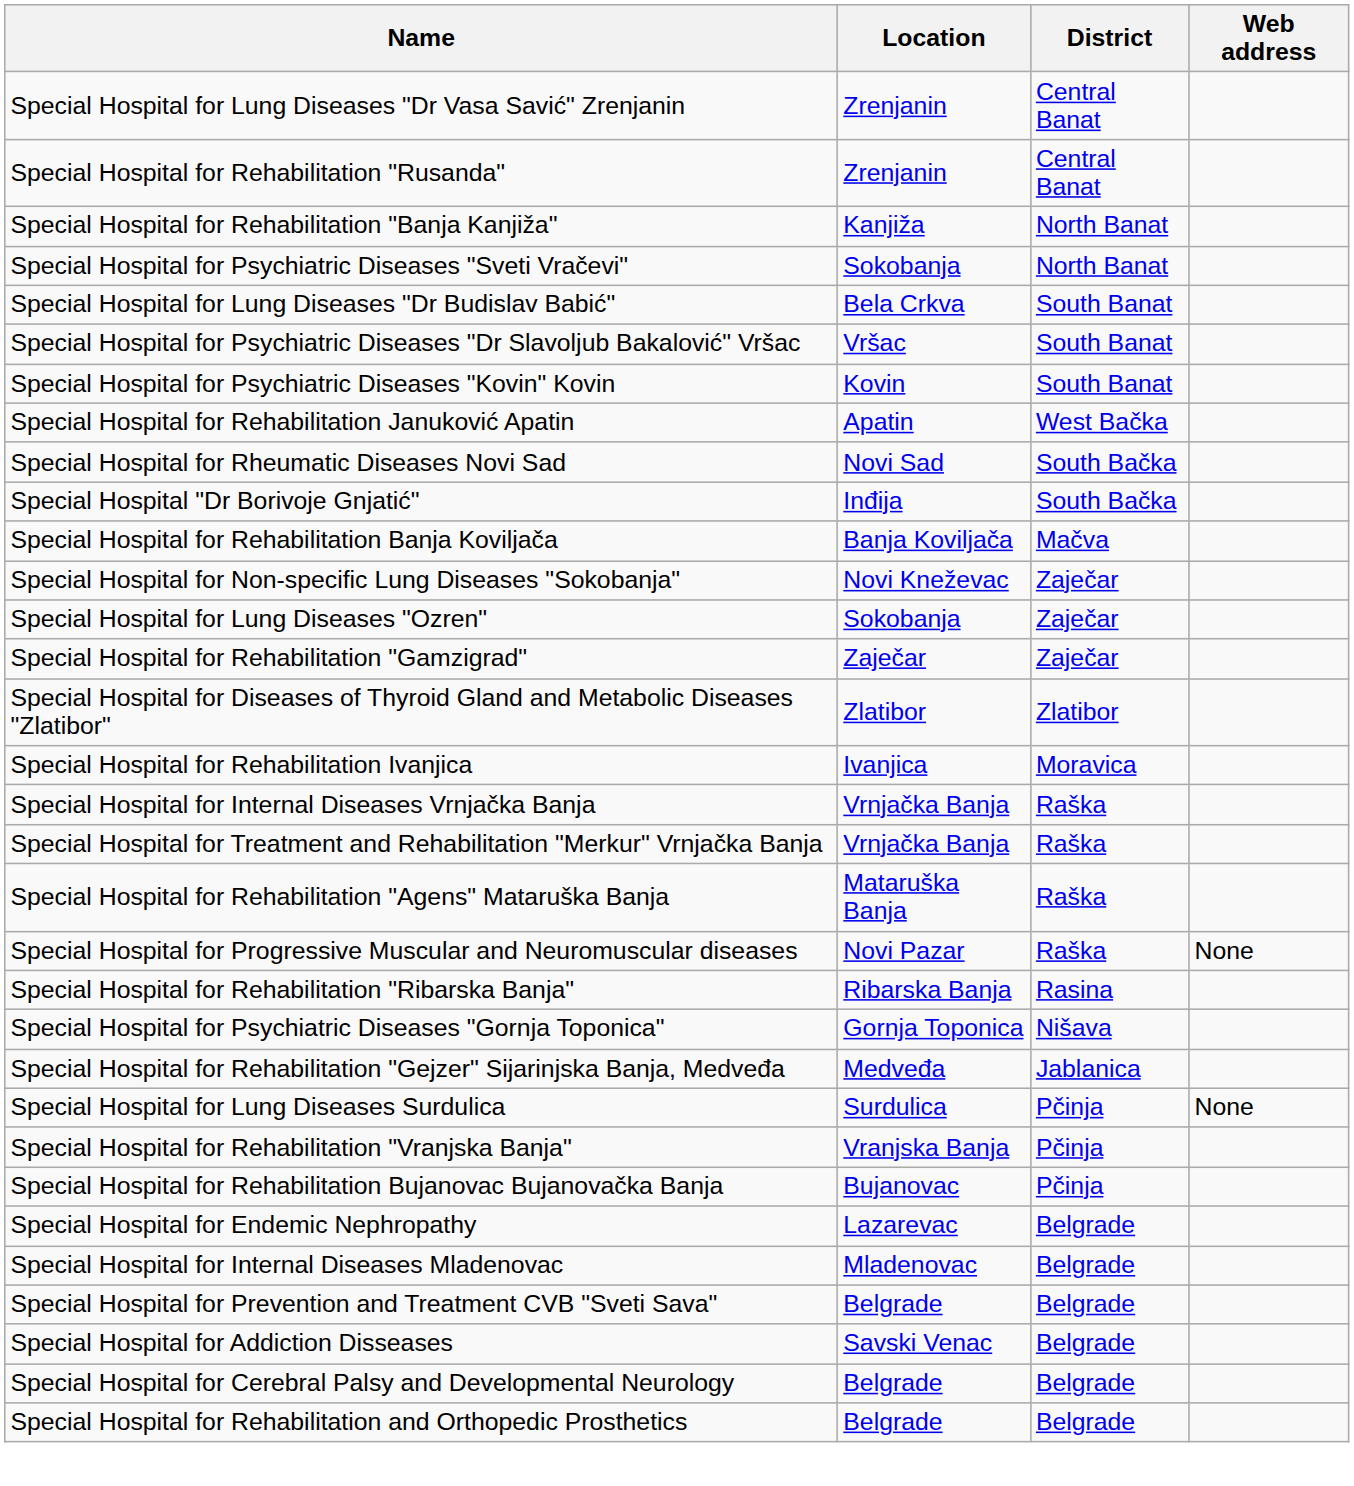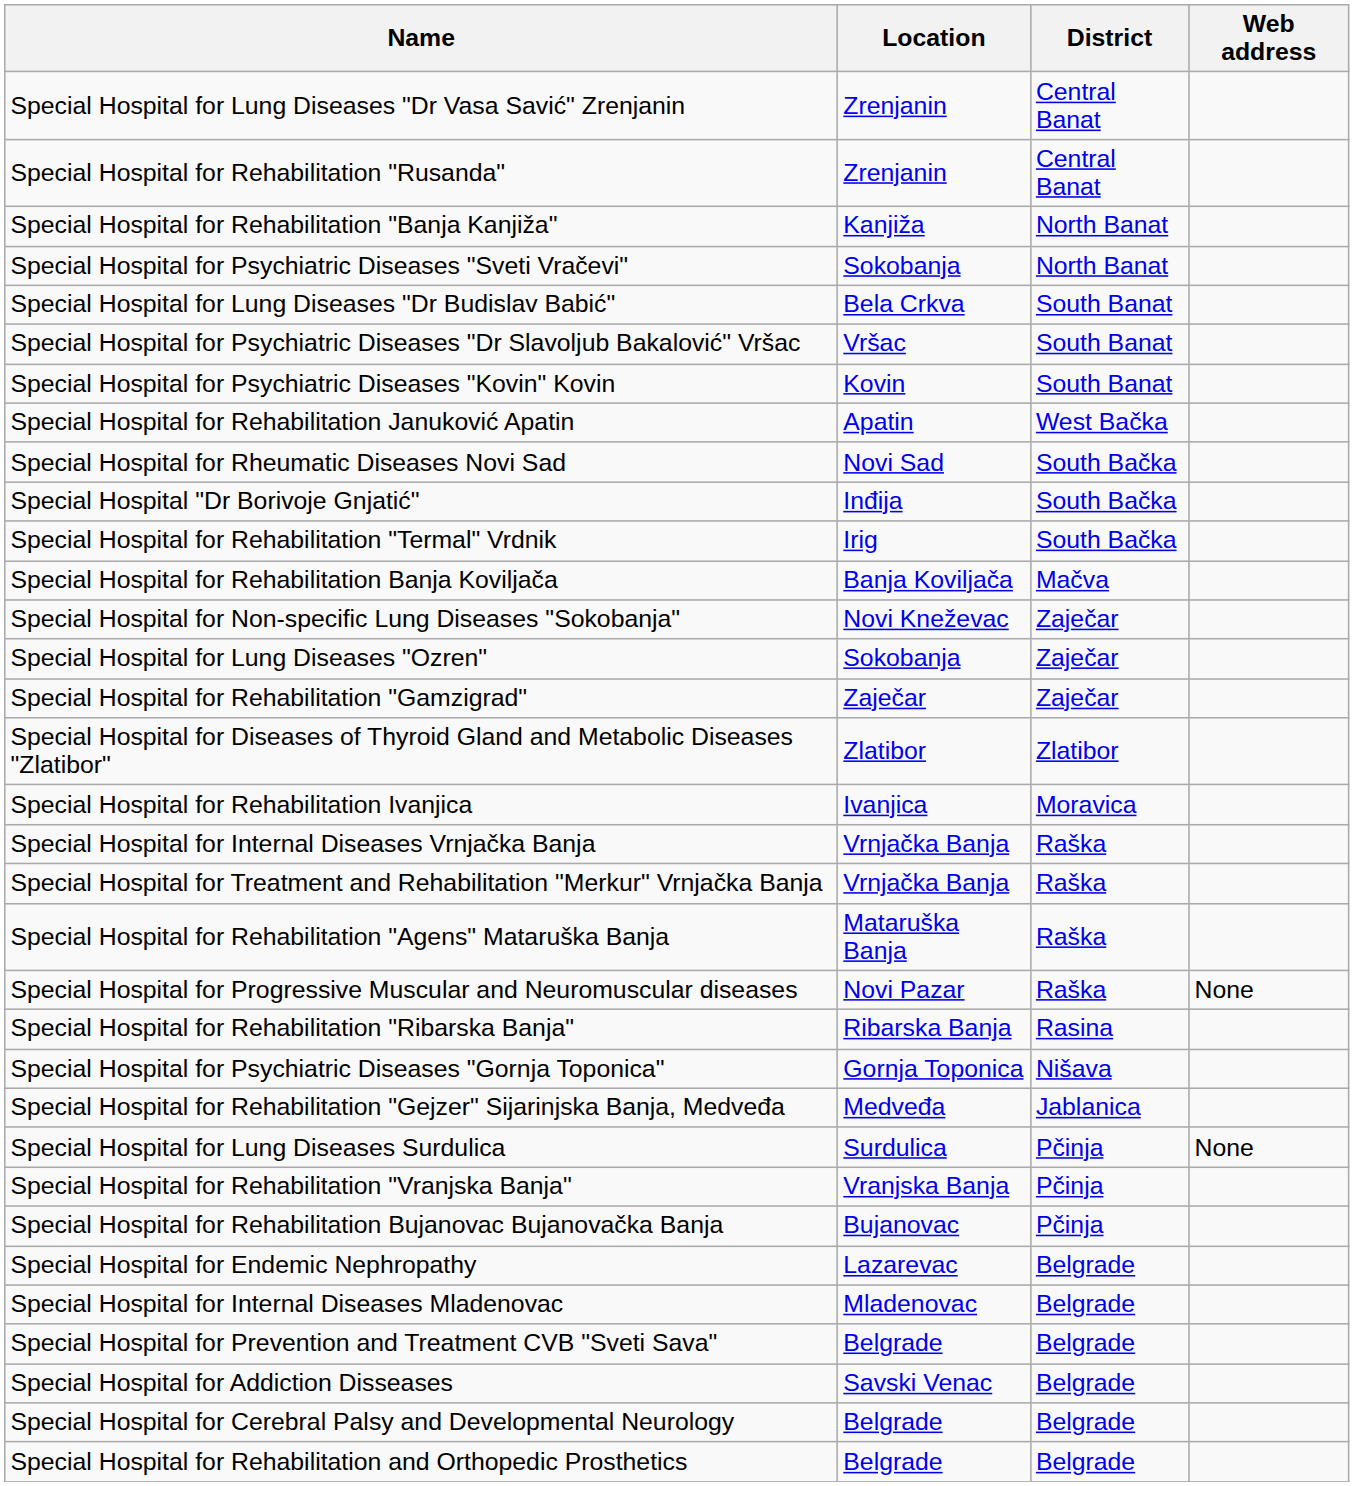+ row: (283, 540)
